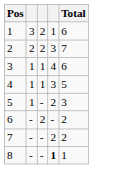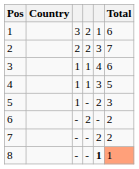+ column: (49, 13)
(64, 155) no background -> (110, 155) lightsalmon background
